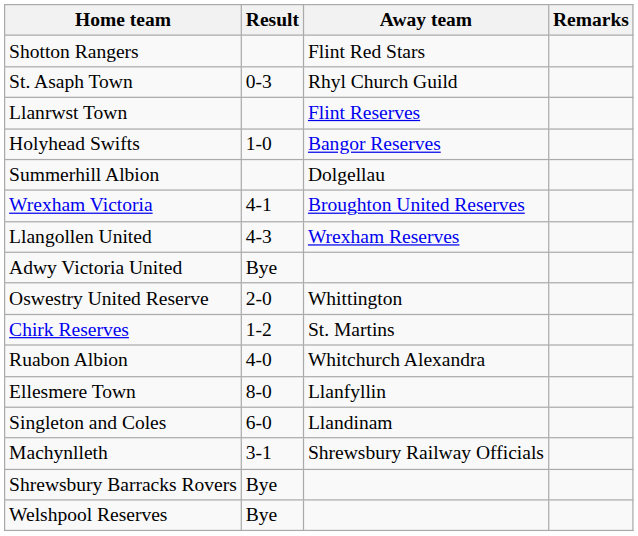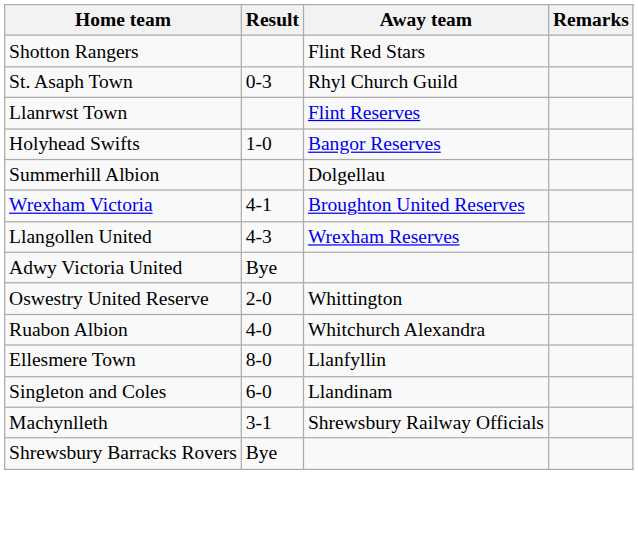- row: (69, 329)
- row: (88, 515)
